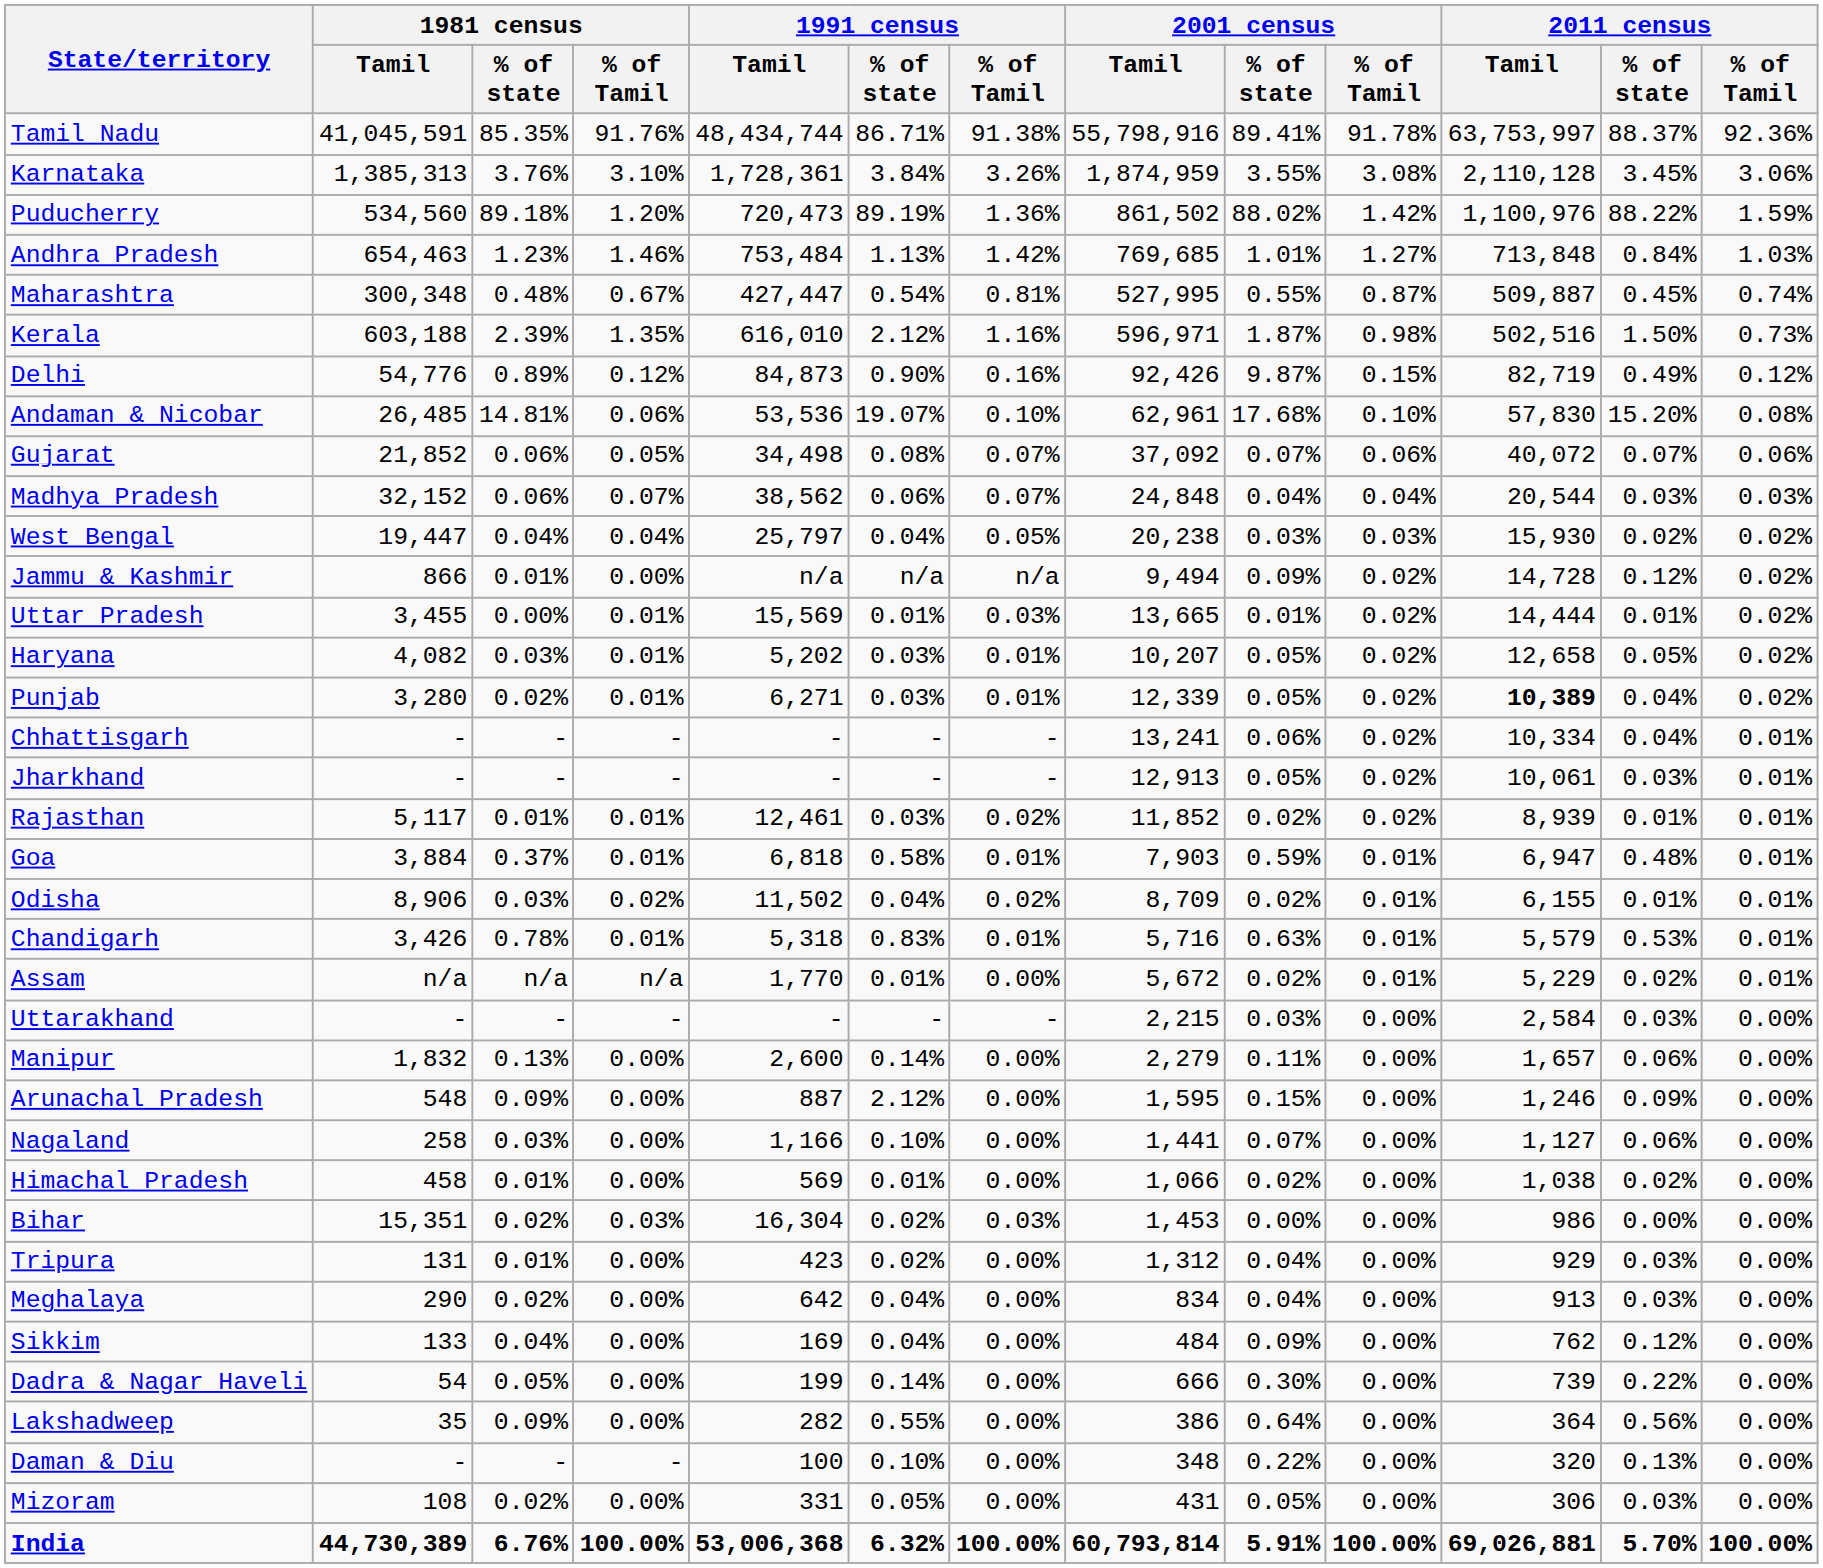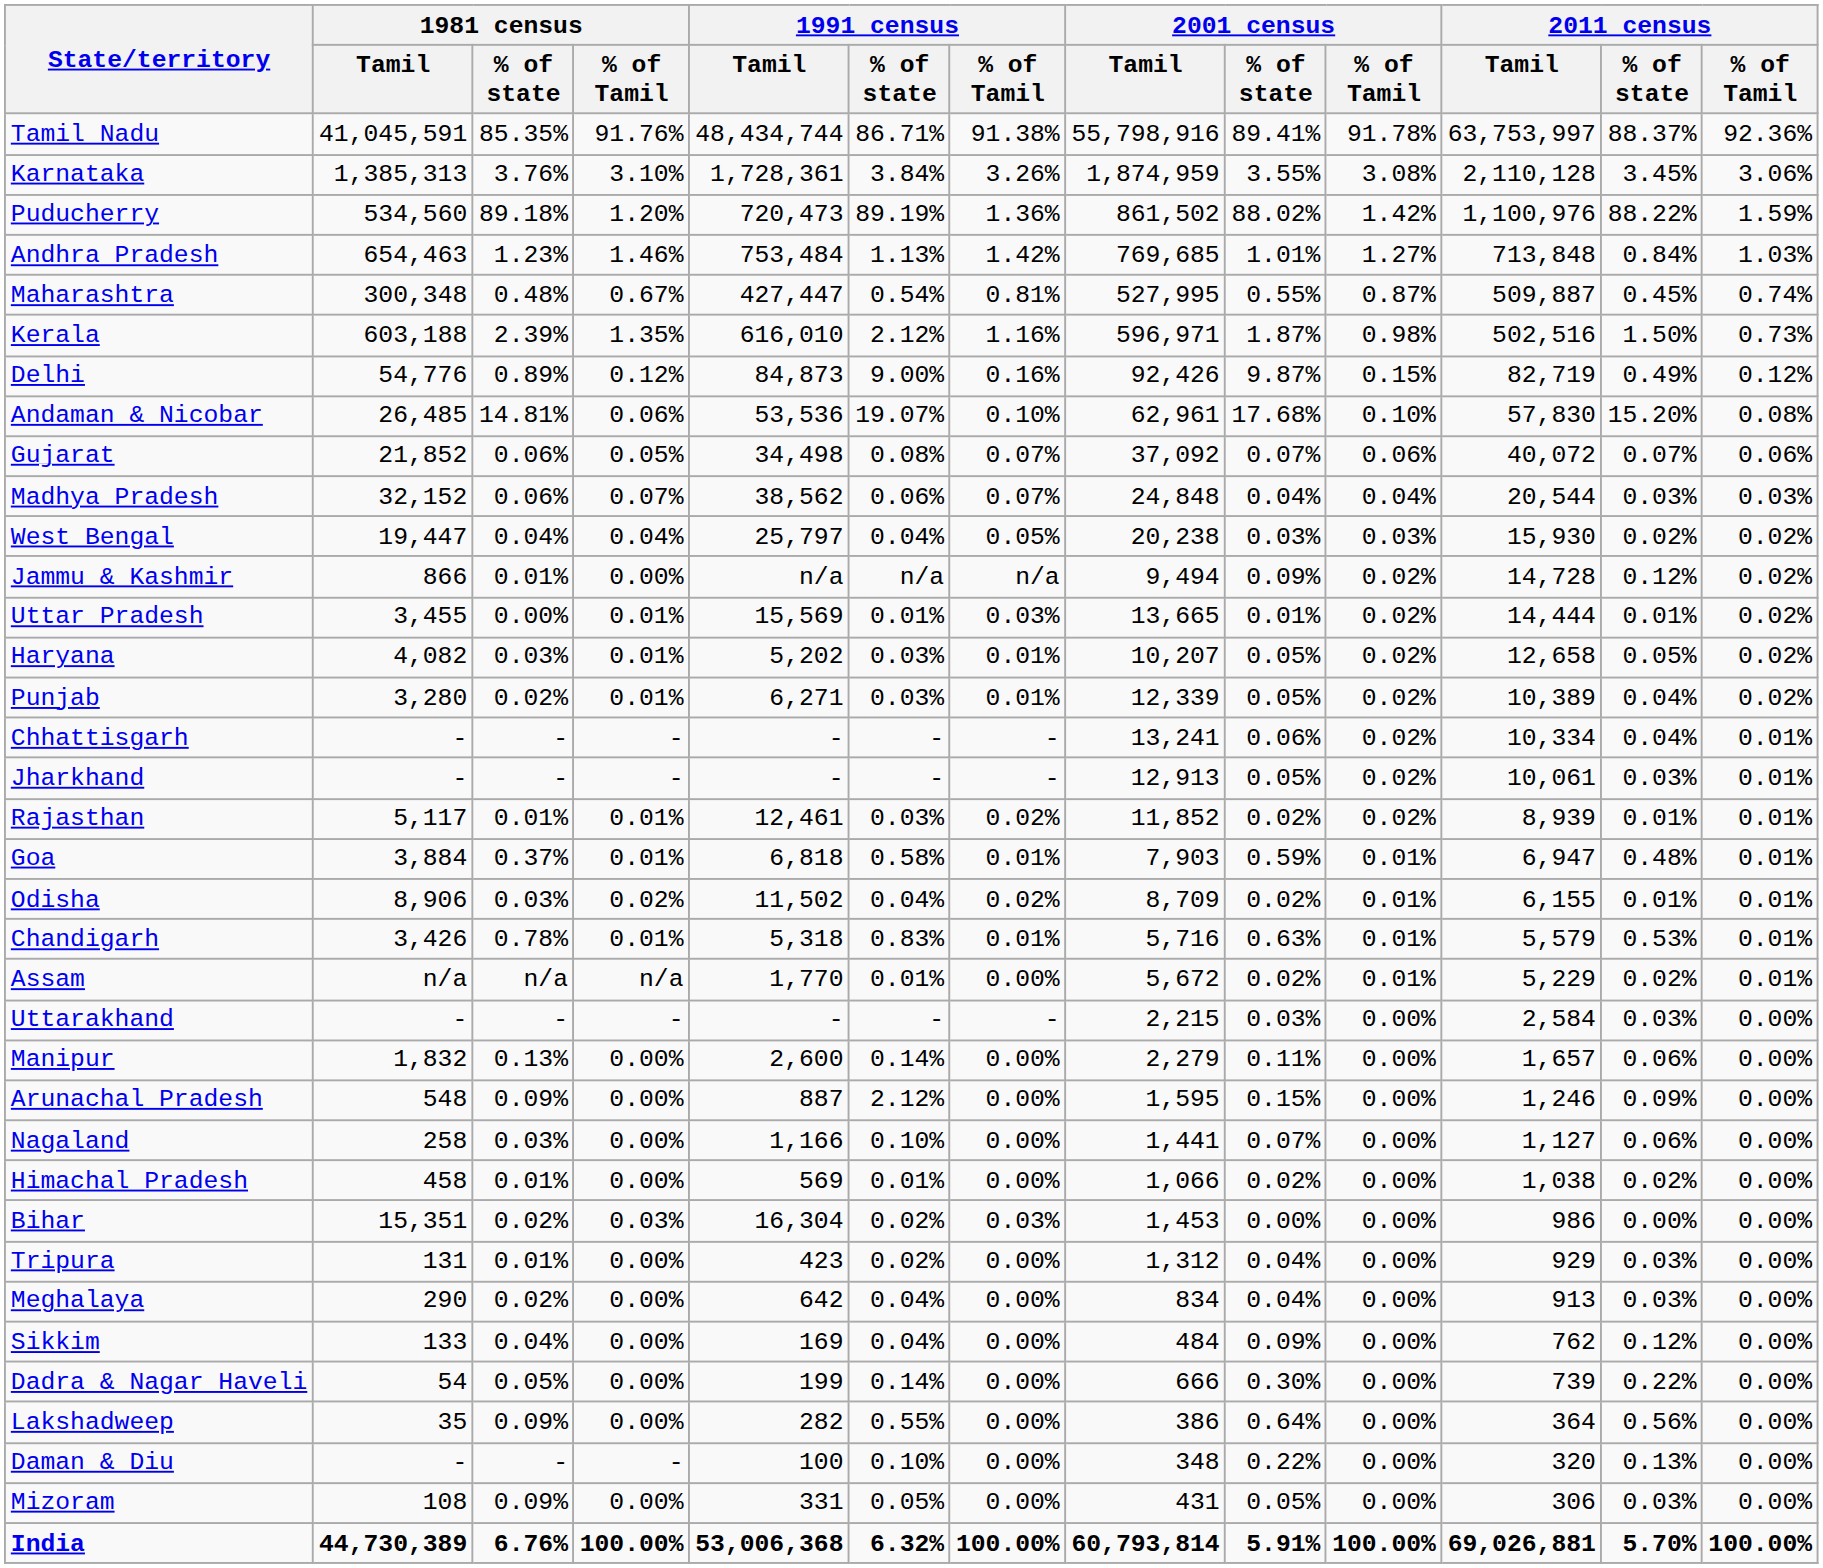(907, 376) 0.90% -> (907, 376) 9.00%
(1551, 698) bold -> (1551, 698) normal
(531, 1503) 0.02% -> (531, 1503) 0.09%
